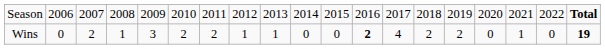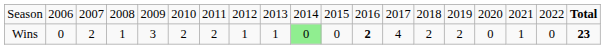(306, 34) no background -> (306, 34) lightgreen background
(584, 34) 19 -> (584, 34) 23
